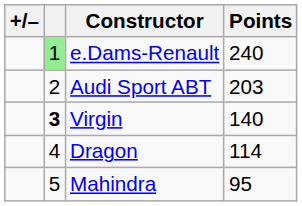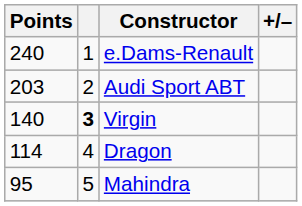columns swapped: (24, 21) <-> (261, 21)
(54, 53) lightgreen background -> (88, 53) no background
